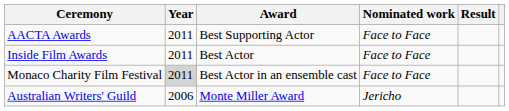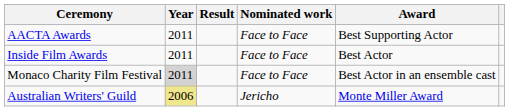columns swapped: (278, 14) <-> (478, 14)
(181, 95) no background -> (181, 95) khaki background
